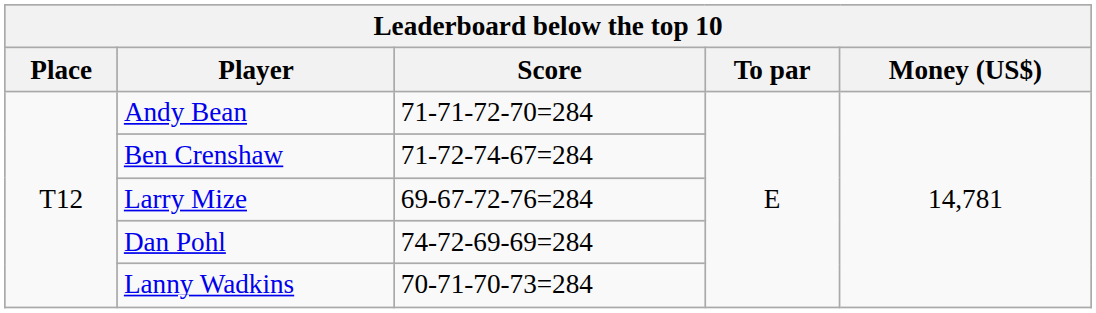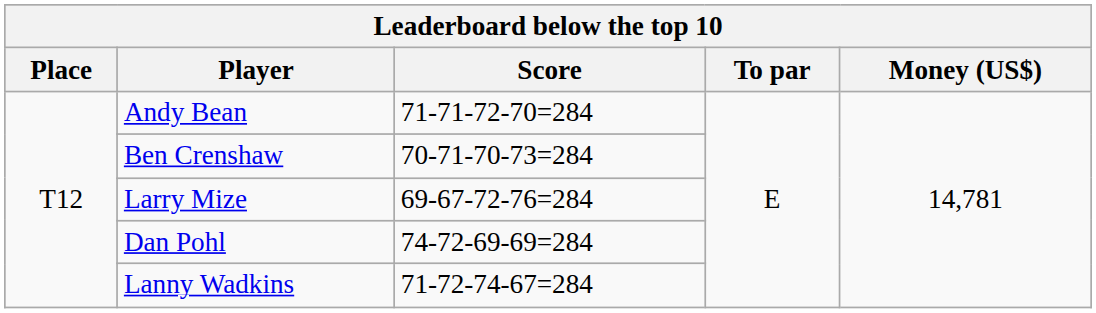(497, 155) 71-72-74-67=284 -> (497, 155) 70-71-70-73=284
(497, 284) 70-71-70-73=284 -> (497, 284) 71-72-74-67=284
